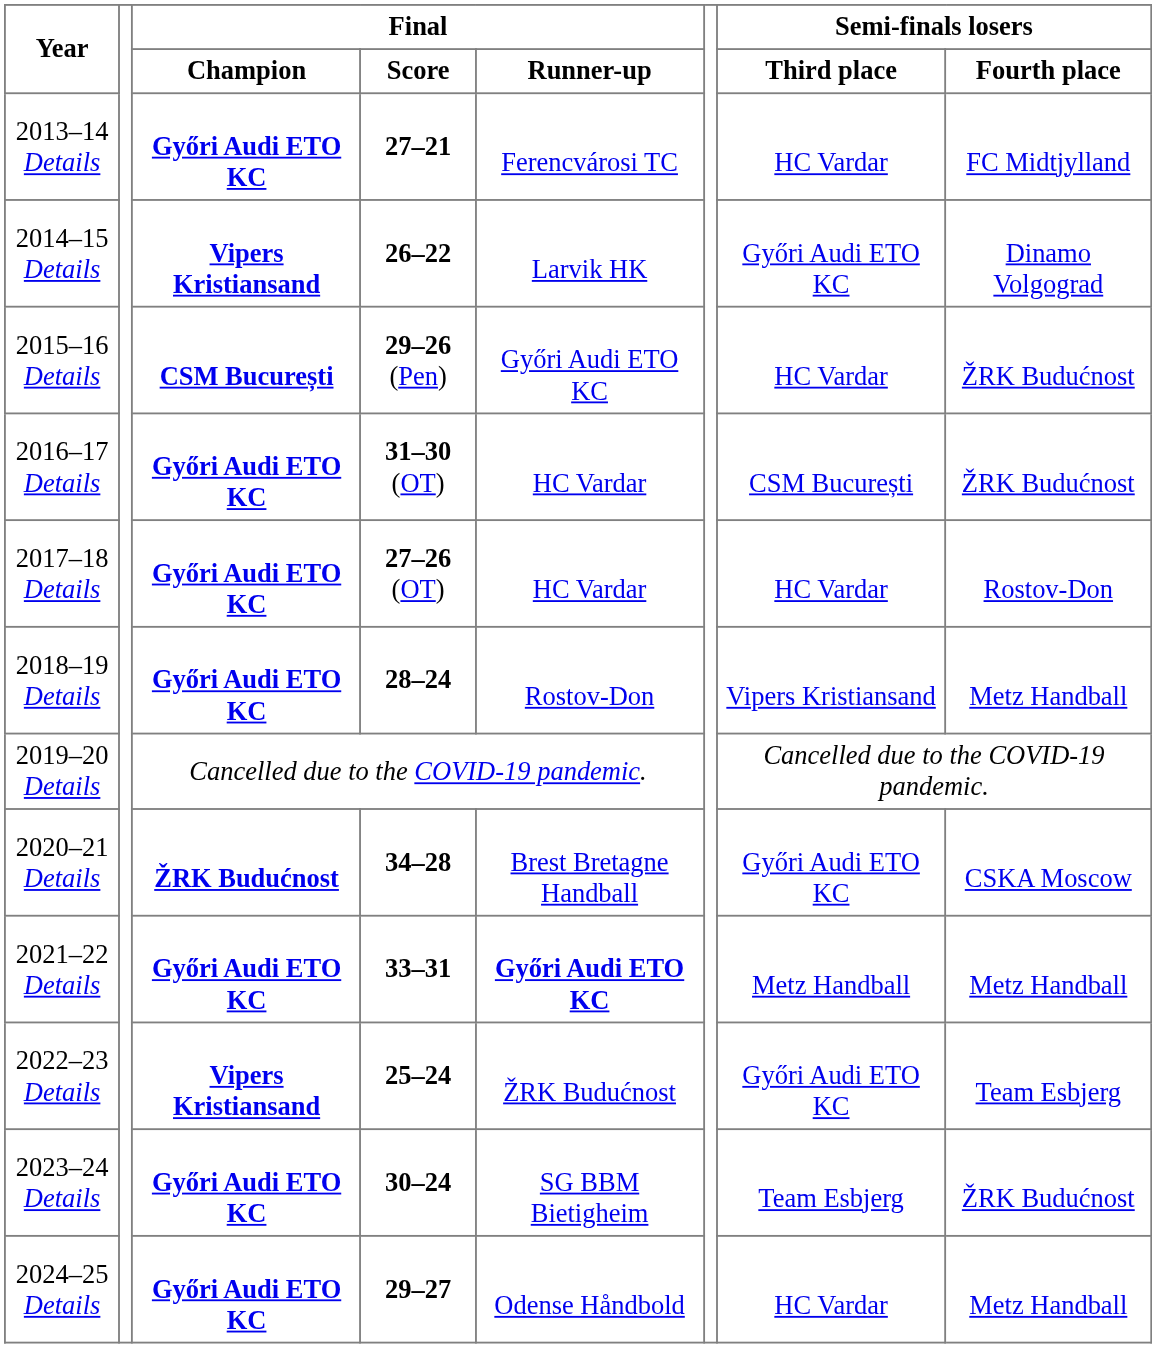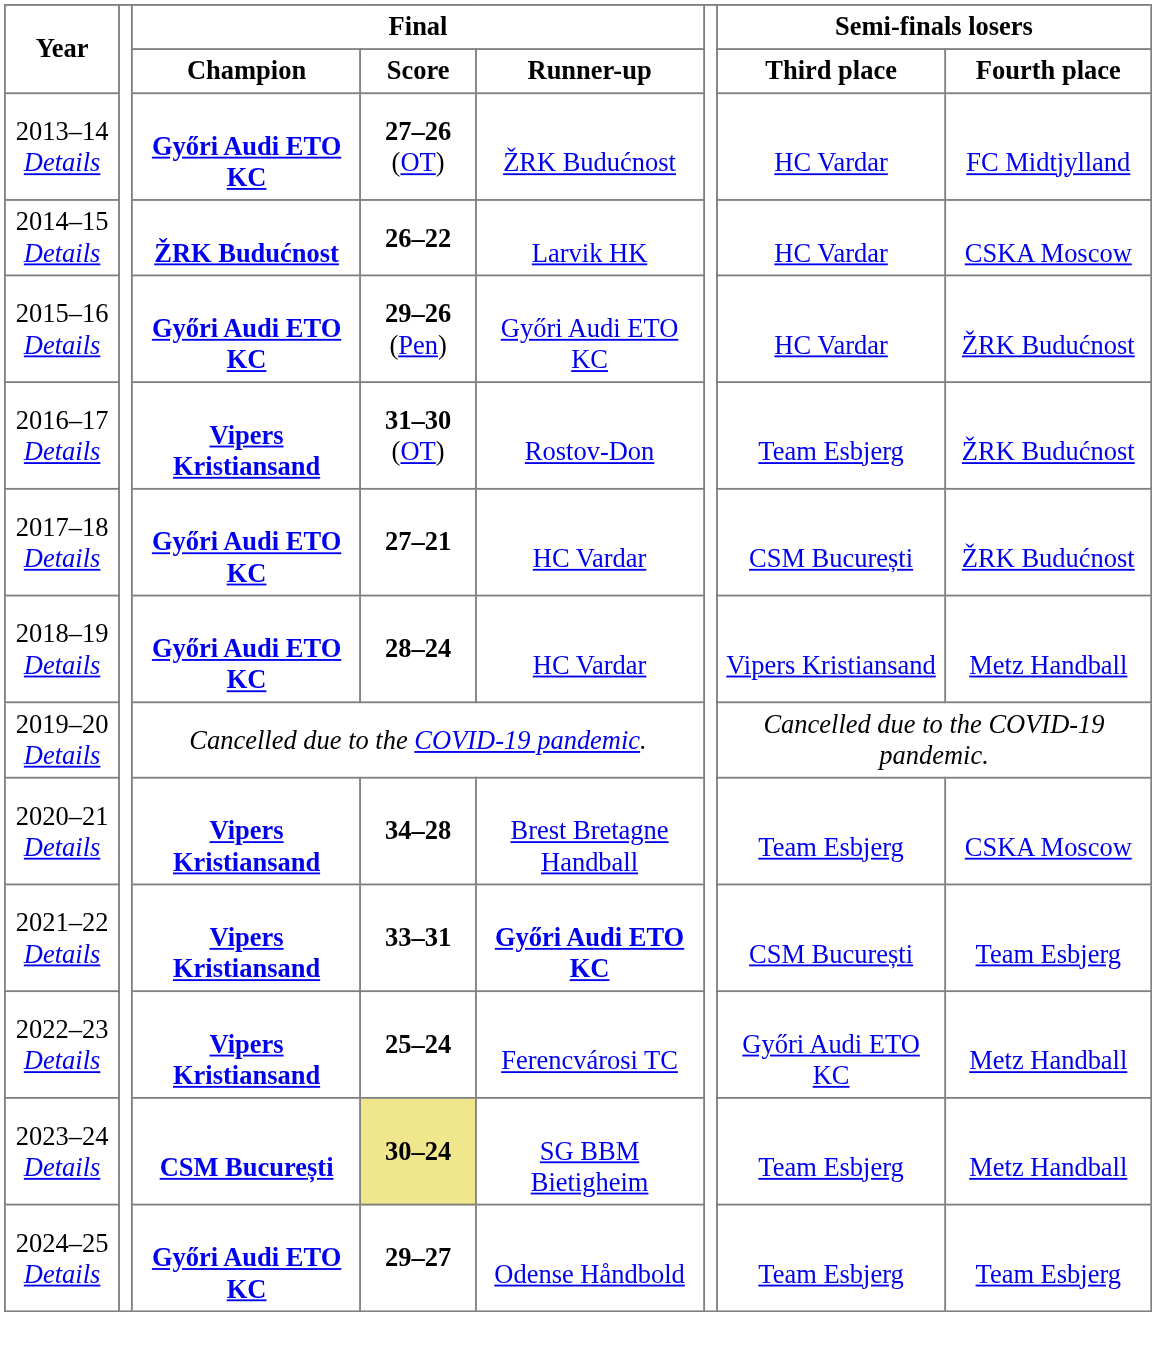(418, 146) 27–21 -> (418, 146) 27–26 (OT)
(590, 161) Ferencvárosi TC -> (590, 161) ŽRK Budućnost
(247, 268) Vipers Kristiansand -> (247, 252) ŽRK Budućnost
(831, 268) Győri Audi ETO KC -> (831, 252) HC Vardar
(1048, 268) Dinamo Volgograd -> (1048, 252) CSKA Moscow
(247, 375) CSM București -> (247, 343) Győri Audi ETO KC
(247, 481) Győri Audi ETO KC -> (247, 450) Vipers Kristiansand
(590, 481) HC Vardar -> (590, 450) Rostov-Don
(831, 481) CSM București -> (831, 450) Team Esbjerg
(418, 573) 27–26 (OT) -> (418, 541) 27–21
(831, 588) HC Vardar -> (831, 557) CSM București
(1048, 588) Rostov-Don -> (1048, 557) ŽRK Budućnost
(590, 695) Rostov-Don -> (590, 664) HC Vardar
(247, 877) ŽRK Budućnost -> (247, 846) Vipers Kristiansand
(831, 877) Győri Audi ETO KC -> (831, 846) Team Esbjerg
(247, 984) Győri Audi ETO KC -> (247, 953) Vipers Kristiansand
(831, 984) Metz Handball -> (831, 953) CSM București
(1048, 984) Metz Handball -> (1048, 953) Team Esbjerg
(590, 1091) ŽRK Budućnost -> (590, 1059) Ferencvárosi TC
(1048, 1091) Team Esbjerg -> (1048, 1059) Metz Handball
(247, 1197) Győri Audi ETO KC -> (247, 1166) CSM București
(418, 1182) no background -> (418, 1150) khaki background
(1048, 1197) ŽRK Budućnost -> (1048, 1166) Metz Handball
(831, 1304) HC Vardar -> (831, 1273) Team Esbjerg
(1048, 1304) Metz Handball -> (1048, 1273) Team Esbjerg
